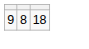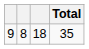+ column: (67, 14)
